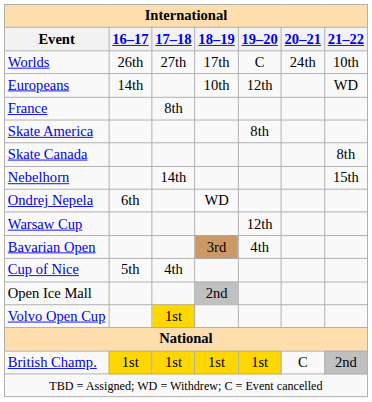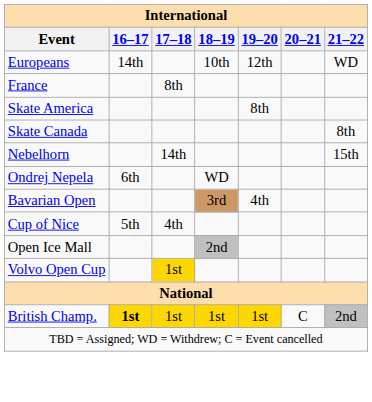- row: (29, 62)
- row: (45, 223)
(130, 362) normal -> (130, 316) bold
